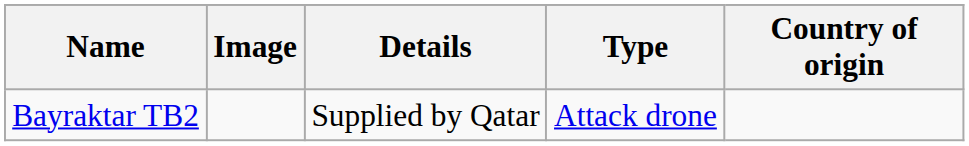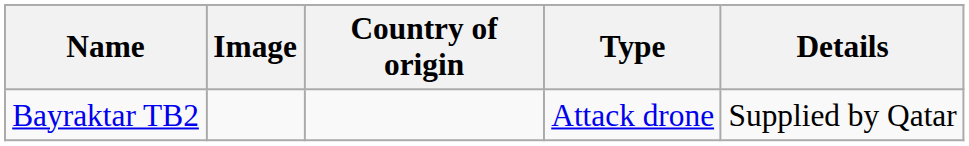columns swapped: (844, 47) <-> (425, 47)
